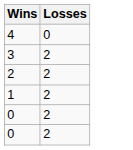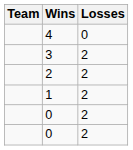+ column: (23, 14)
